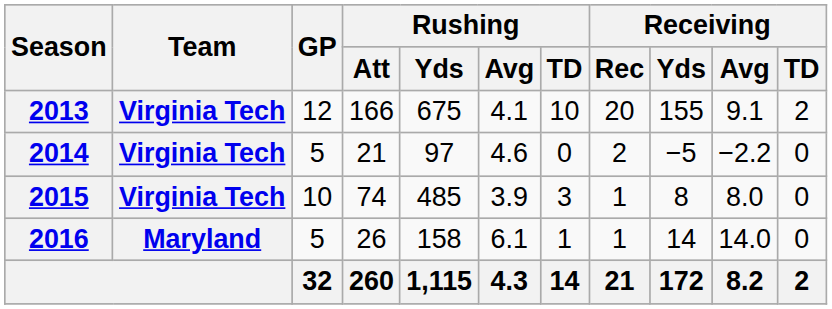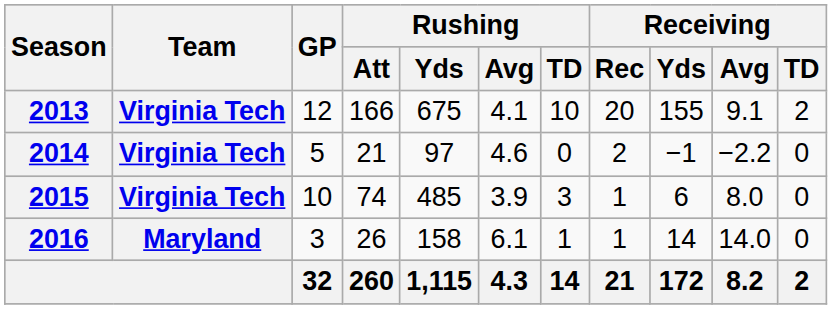(681, 153) −5 -> (681, 153) −1
(681, 196) 8 -> (681, 196) 6
(317, 238) 5 -> (317, 238) 3
